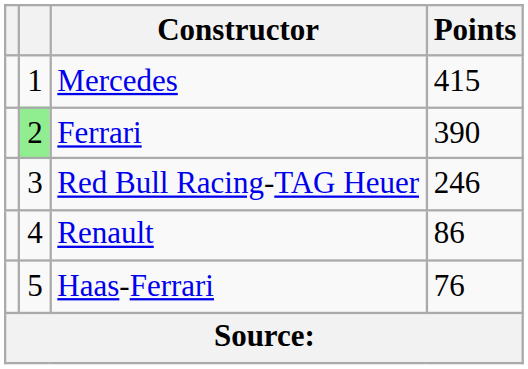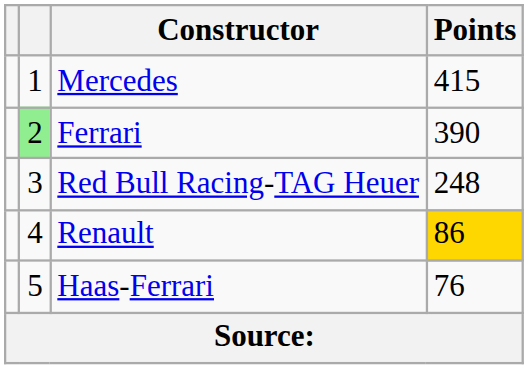(457, 183) 246 -> (457, 183) 248
(449, 234) no background -> (449, 234) gold background
